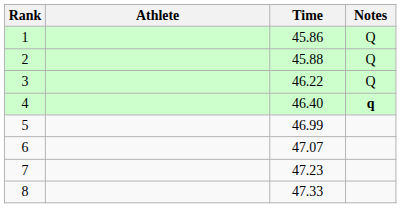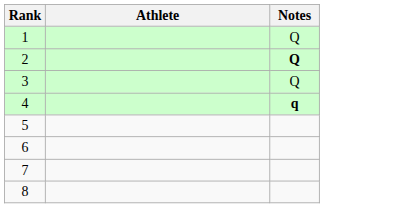- column: (308, 15)
(371, 59) normal -> (295, 59) bold
